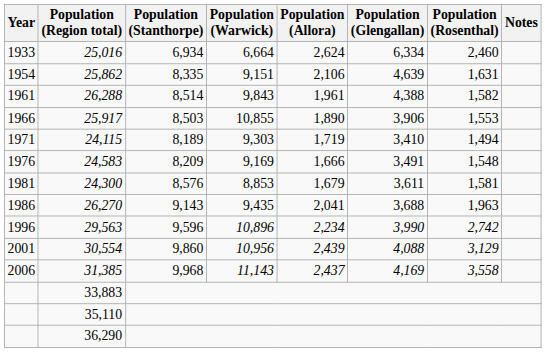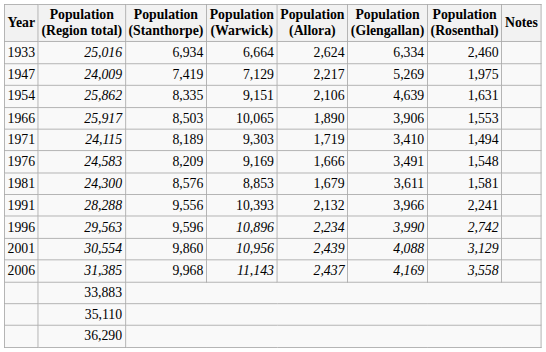+ row: (103, 74)
- row: (103, 96)
(255, 118) 10,855 -> (255, 118) 10,065
- row: (103, 205)
+ row: (103, 205)
